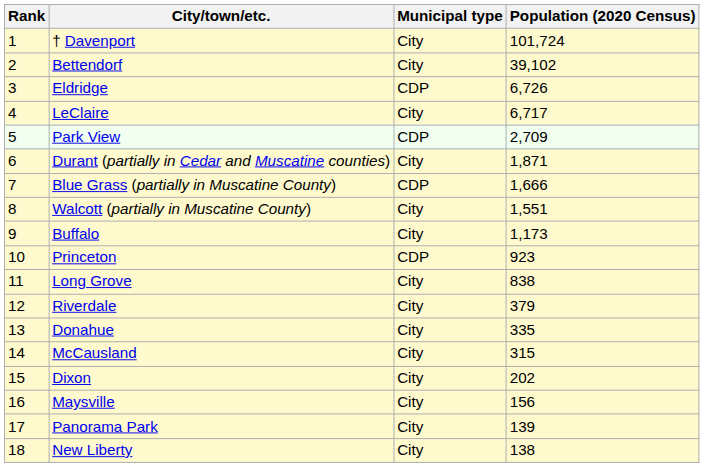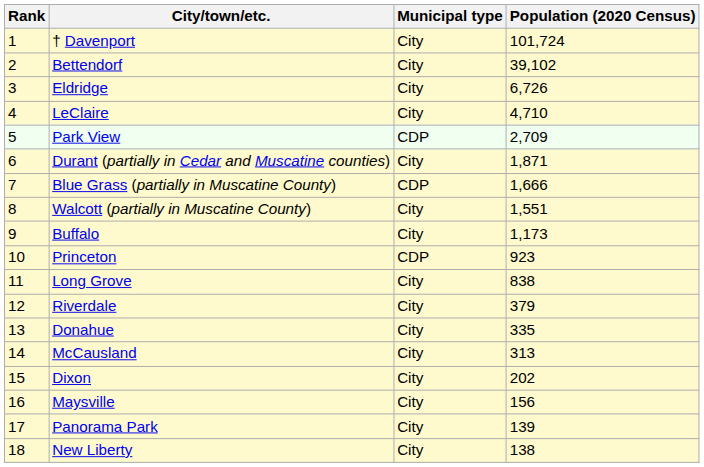(413, 88) CDP -> (410, 88) City
(529, 112) 6,717 -> (529, 112) 4,710
(522, 354) 315 -> (522, 354) 313
